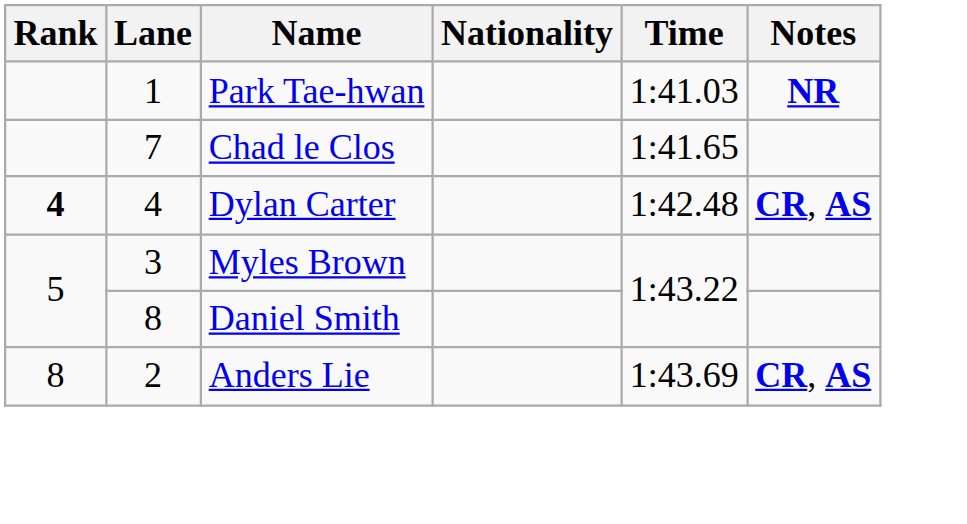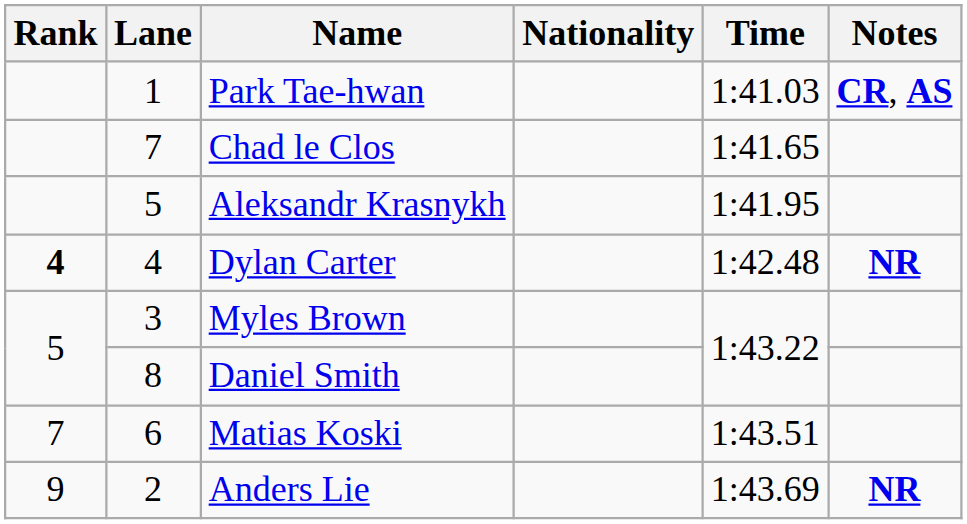(813, 90) NR -> (894, 90) CR, AS
+ row: (357, 204)
(813, 204) CR, AS -> (894, 261) NR
+ row: (305, 432)
(55, 375) 8 -> (55, 489) 9
(813, 375) CR, AS -> (894, 489) NR
